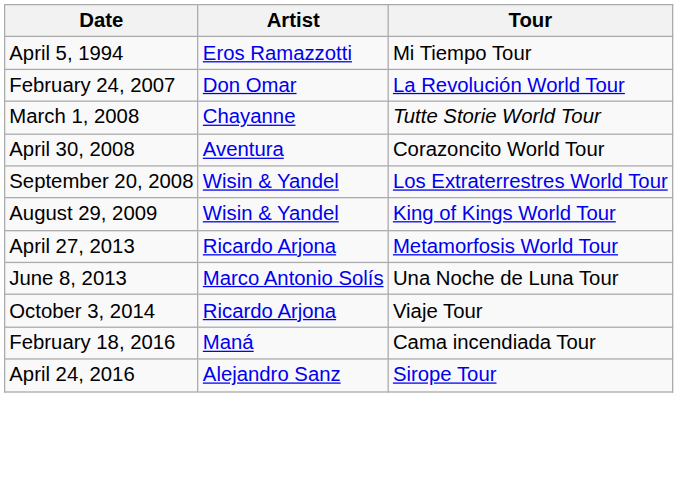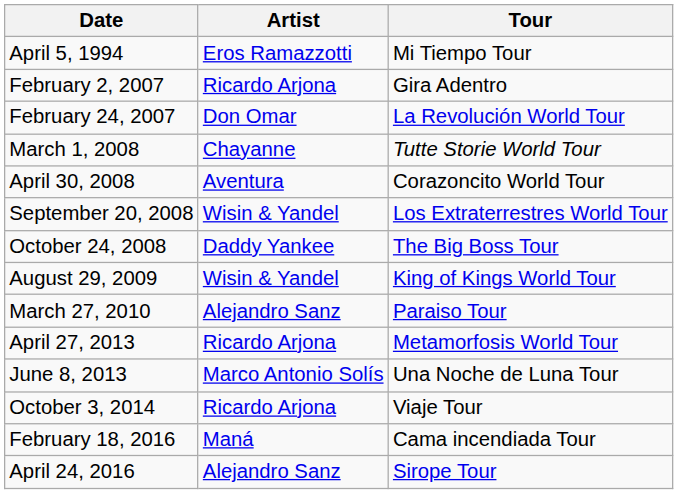+ row: (87, 85)
+ row: (88, 246)
+ row: (80, 310)
